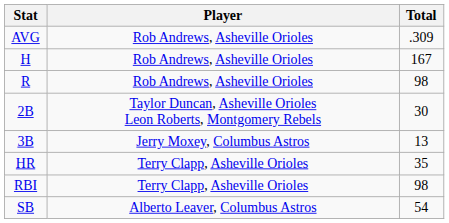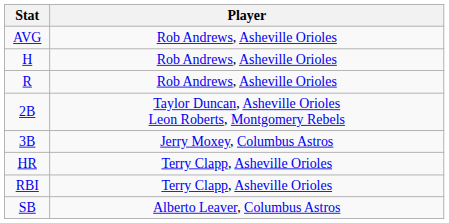- column: (421, 15)
